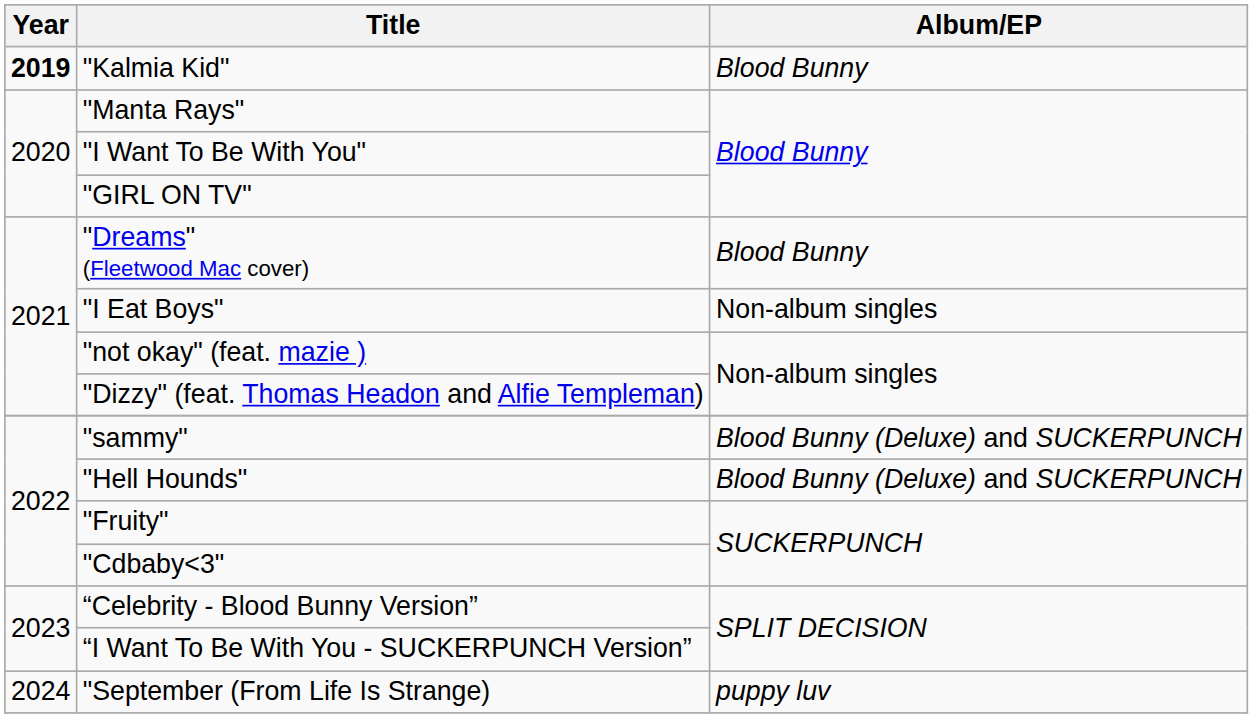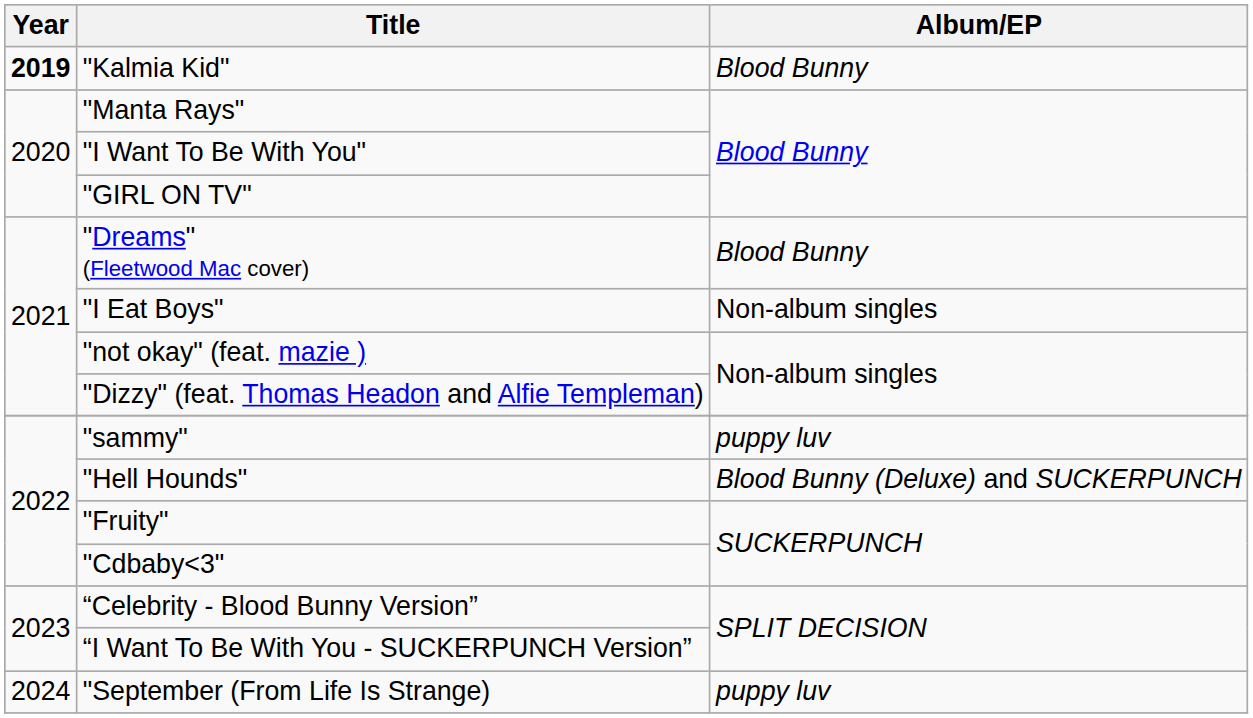(979, 437) Blood Bunny (Deluxe) and SUCKERPUNCH -> (773, 437) puppy luv
